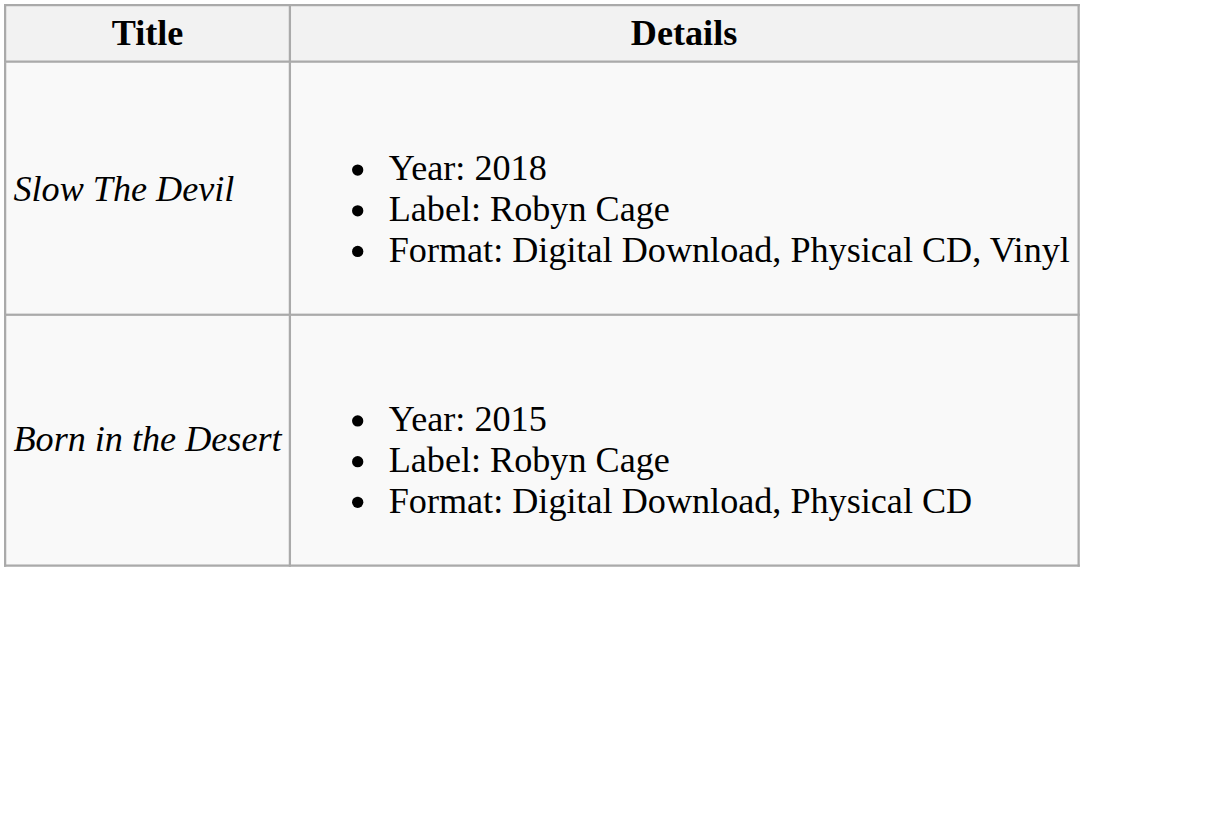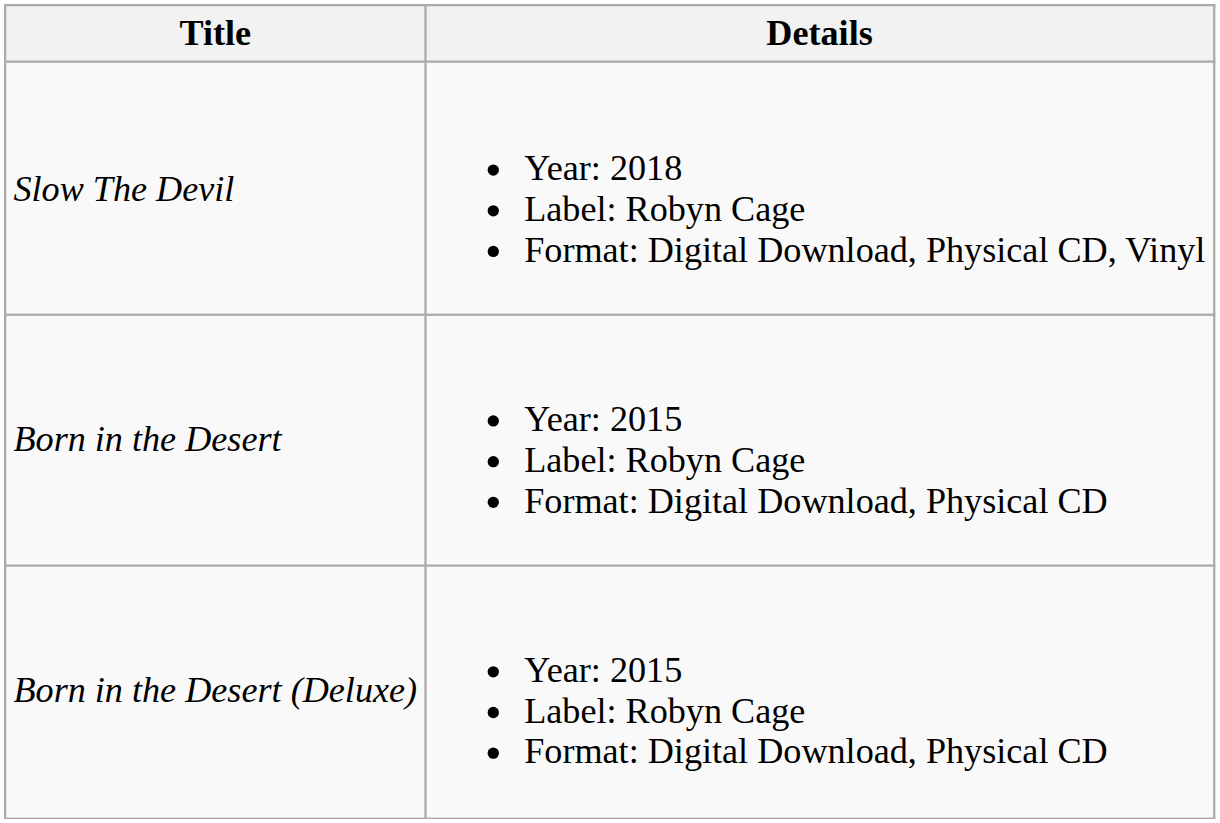+ row: (215, 691)
